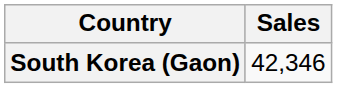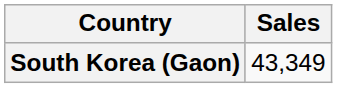(288, 62) 42,346 -> (288, 62) 43,349
